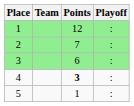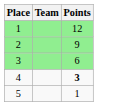- column: (111, 12)
(77, 45) 7 -> (77, 45) 9
